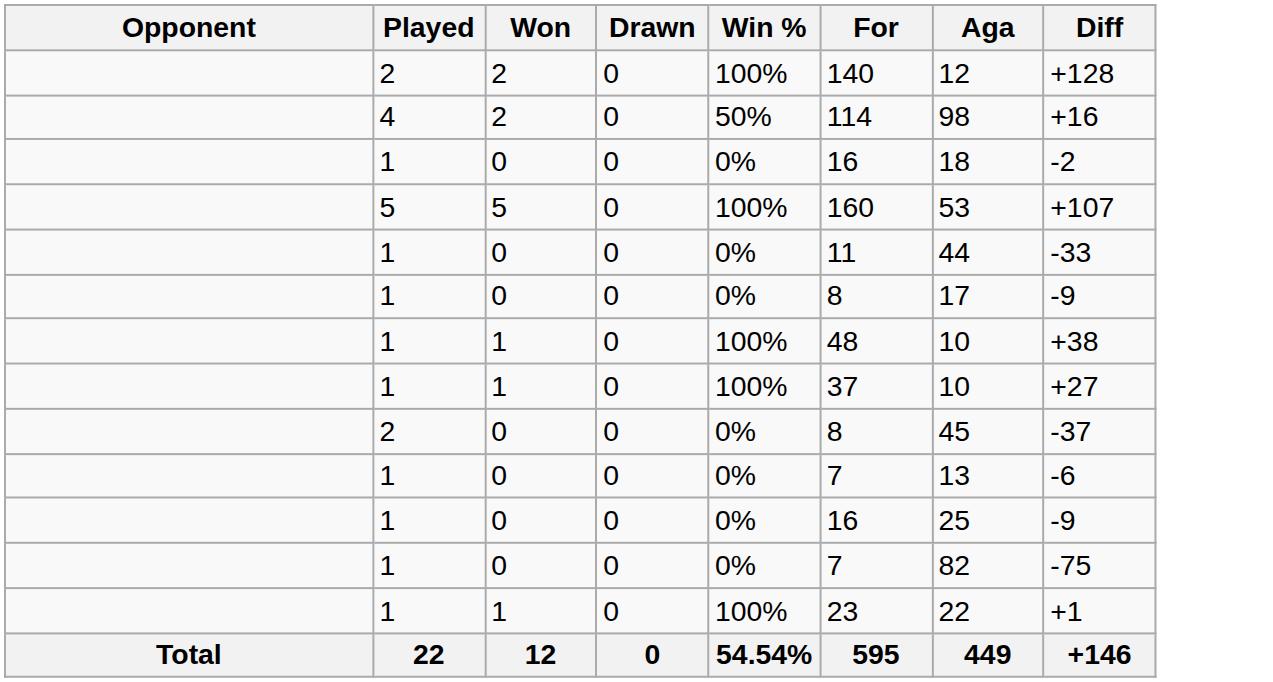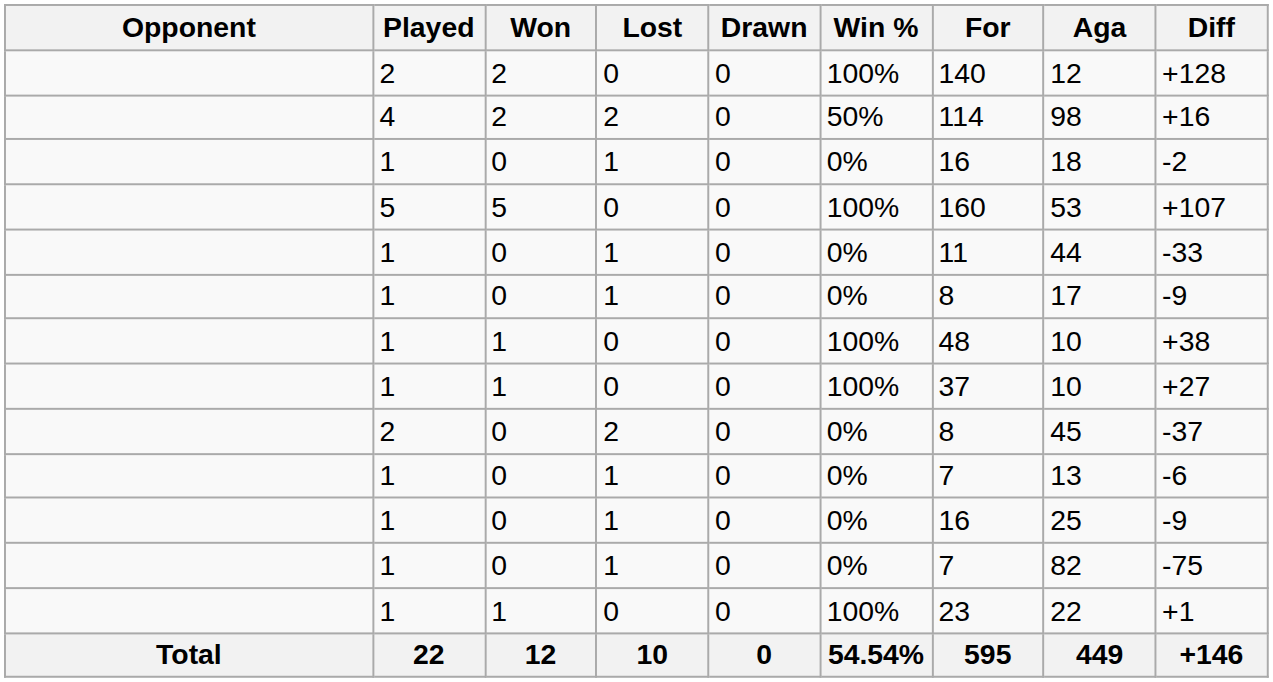+ column: (652, 28)
